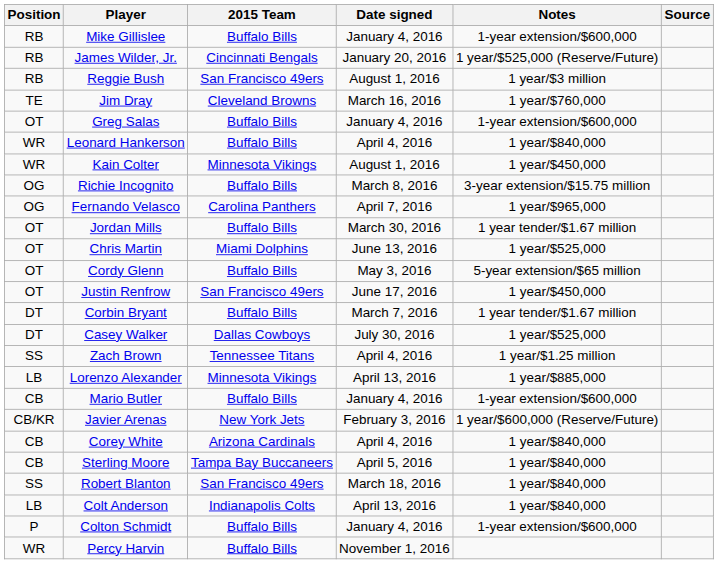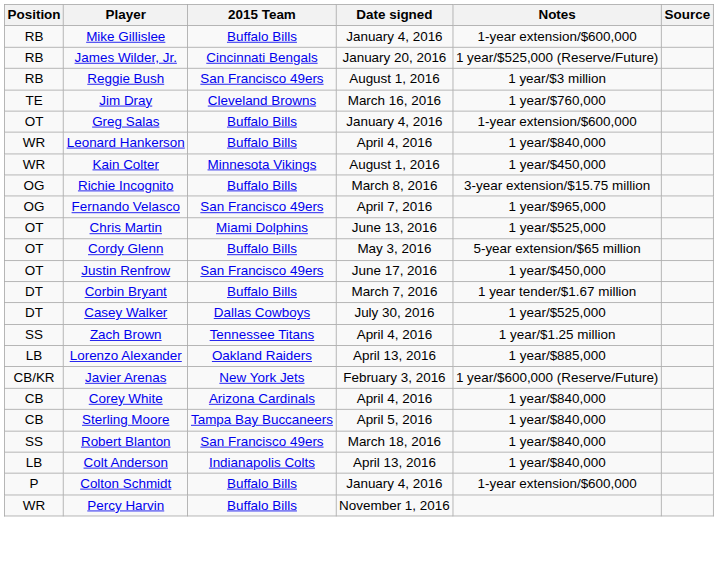(262, 206) Carolina Panthers -> (262, 206) San Francisco 49ers
- row: (126, 228)
(262, 377) Minnesota Vikings -> (262, 356) Oakland Raiders
- row: (126, 398)
